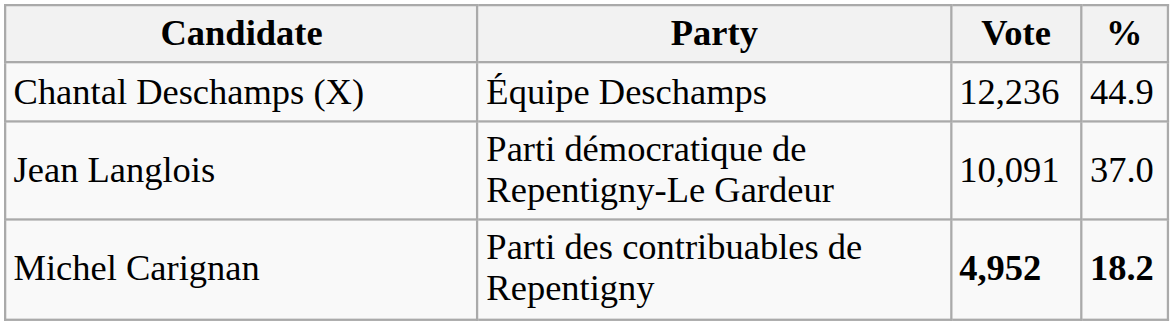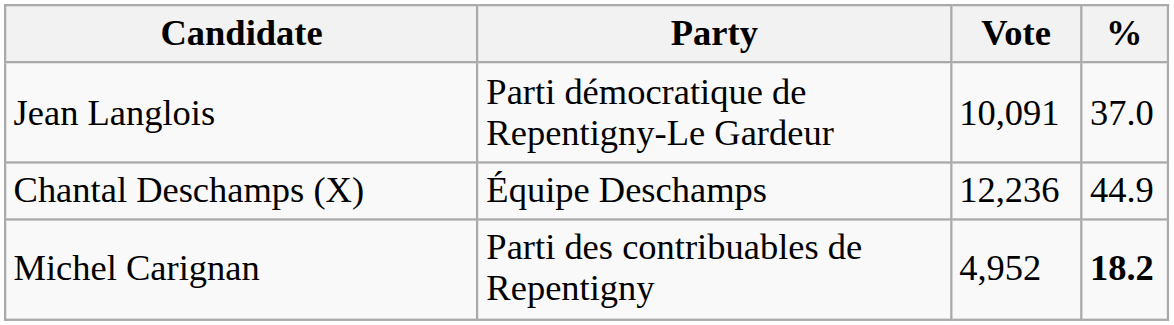rows swapped: (189, 91) <-> (114, 169)
(1000, 268) bold -> (1000, 268) normal
